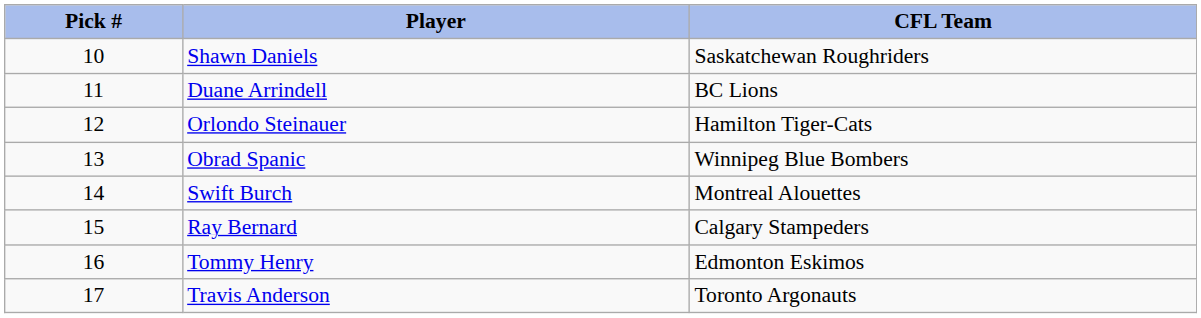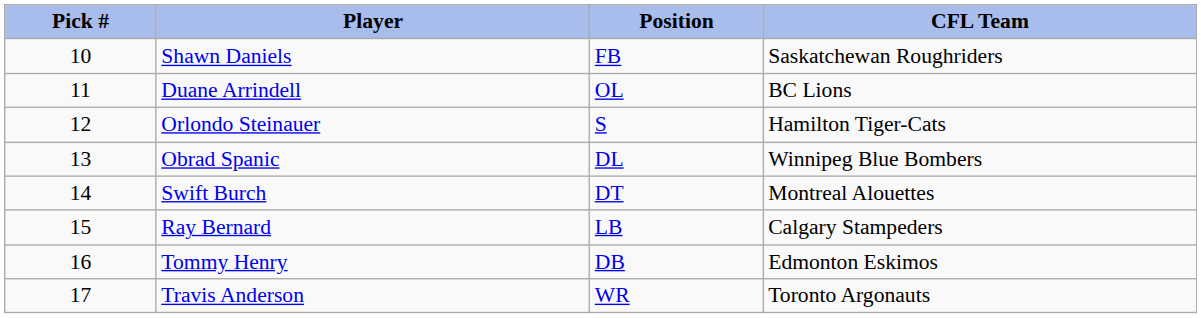+ column: (677, 21)
